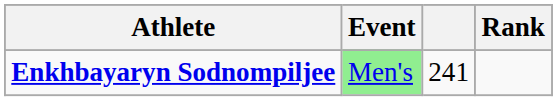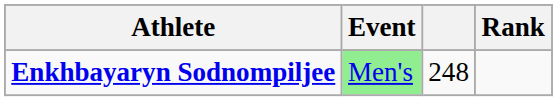(449, 71) 241 -> (449, 71) 248
